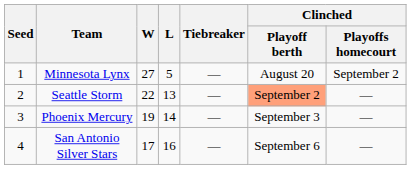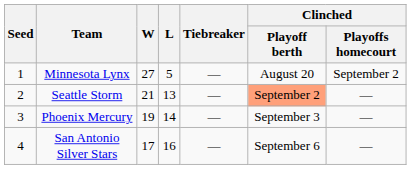(148, 95) 22 -> (148, 95) 21
